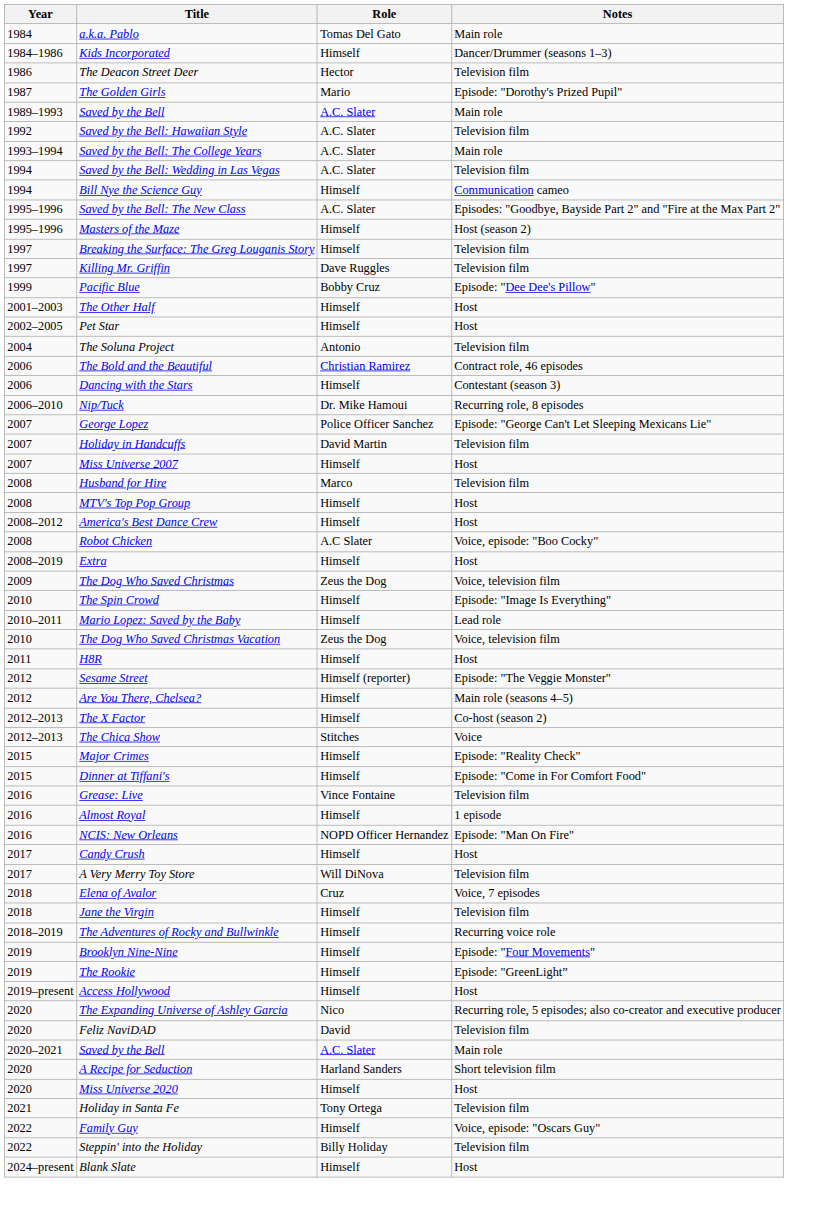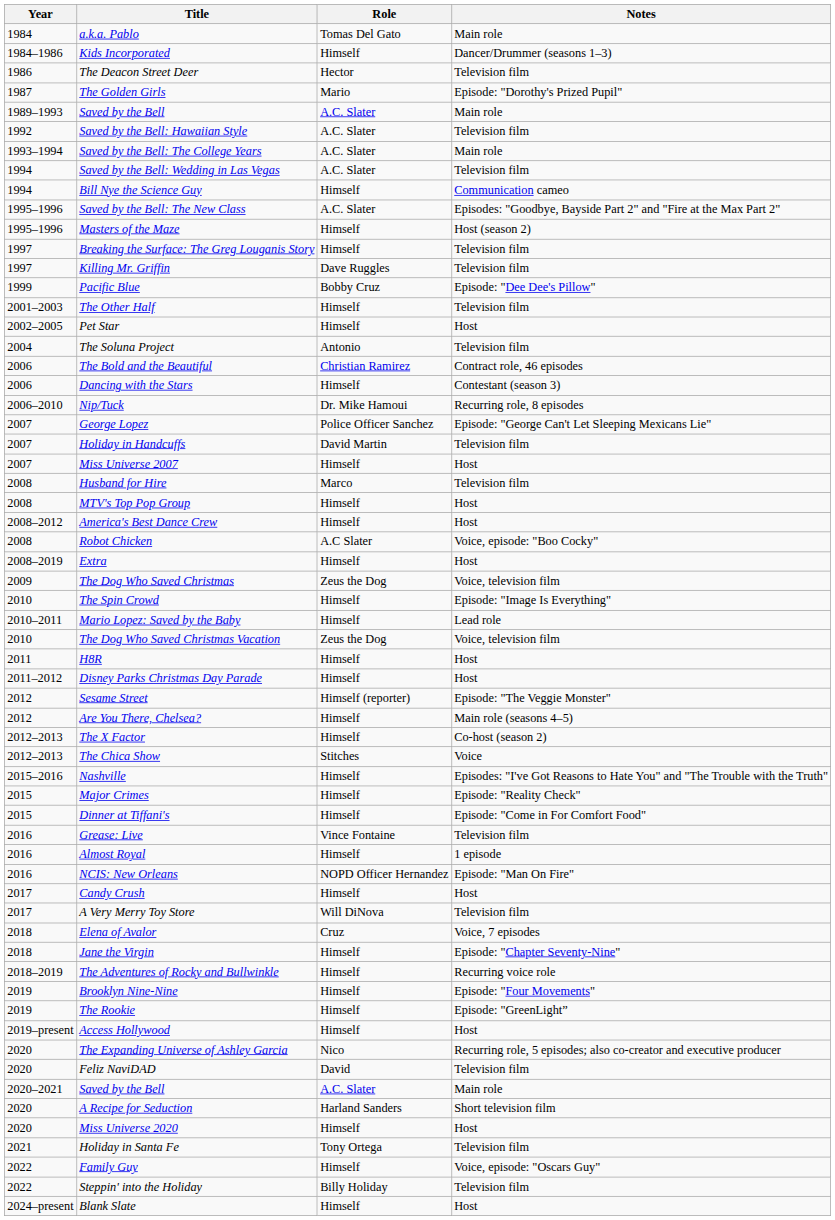(466, 307) Host -> (492, 307) Television film
+ row: (35, 678)
+ row: (35, 776)
(492, 913) Television film -> (537, 952) Episode: "Chapter Seventy-Nine"
